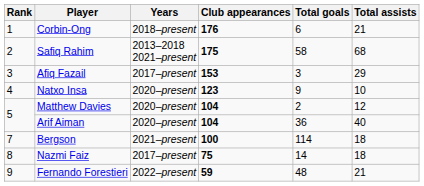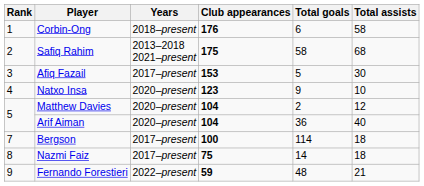(360, 29) 21 -> (360, 29) 58
(298, 73) 3 -> (298, 73) 5
(360, 73) 29 -> (360, 73) 30
(164, 139) 2021–present -> (164, 139) 2017–present
